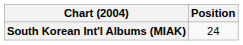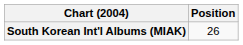(213, 31) 24 -> (213, 31) 26
